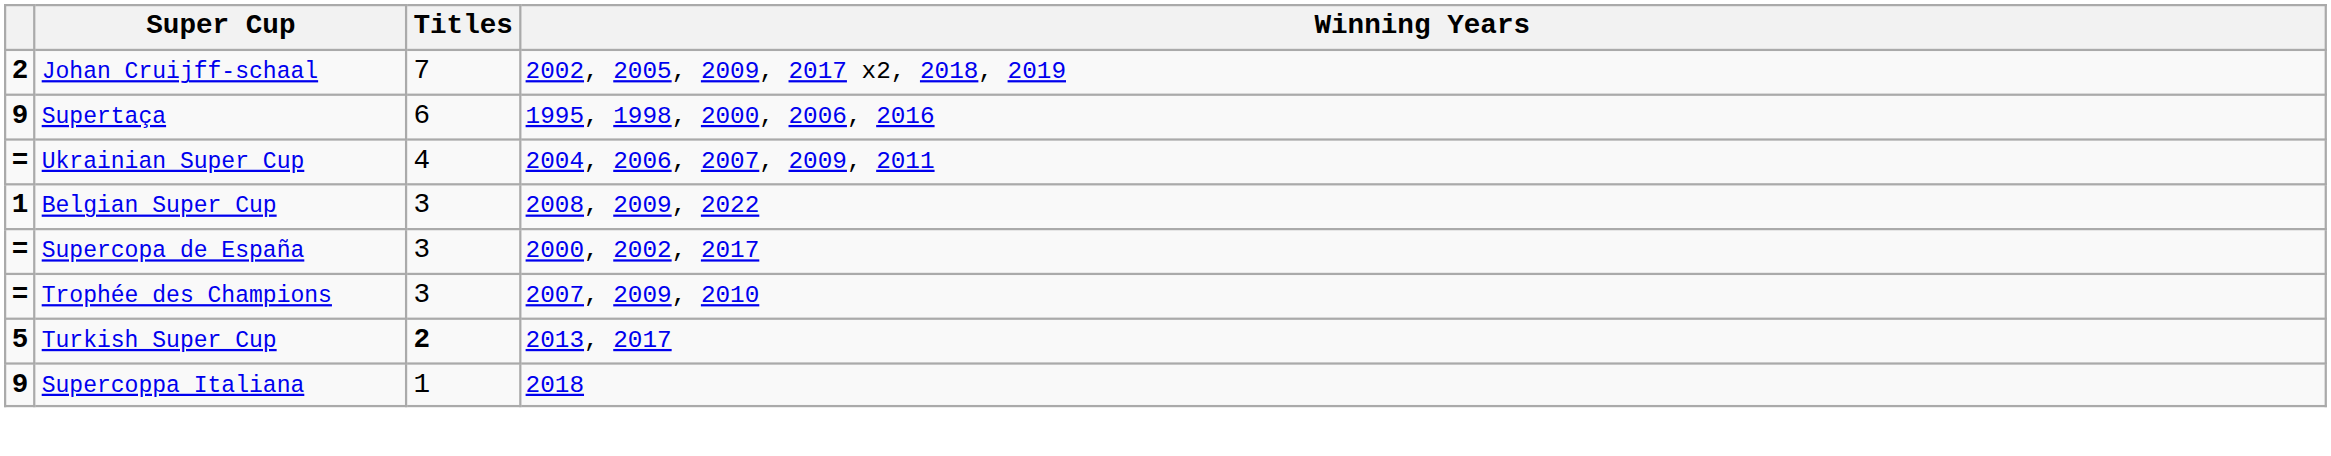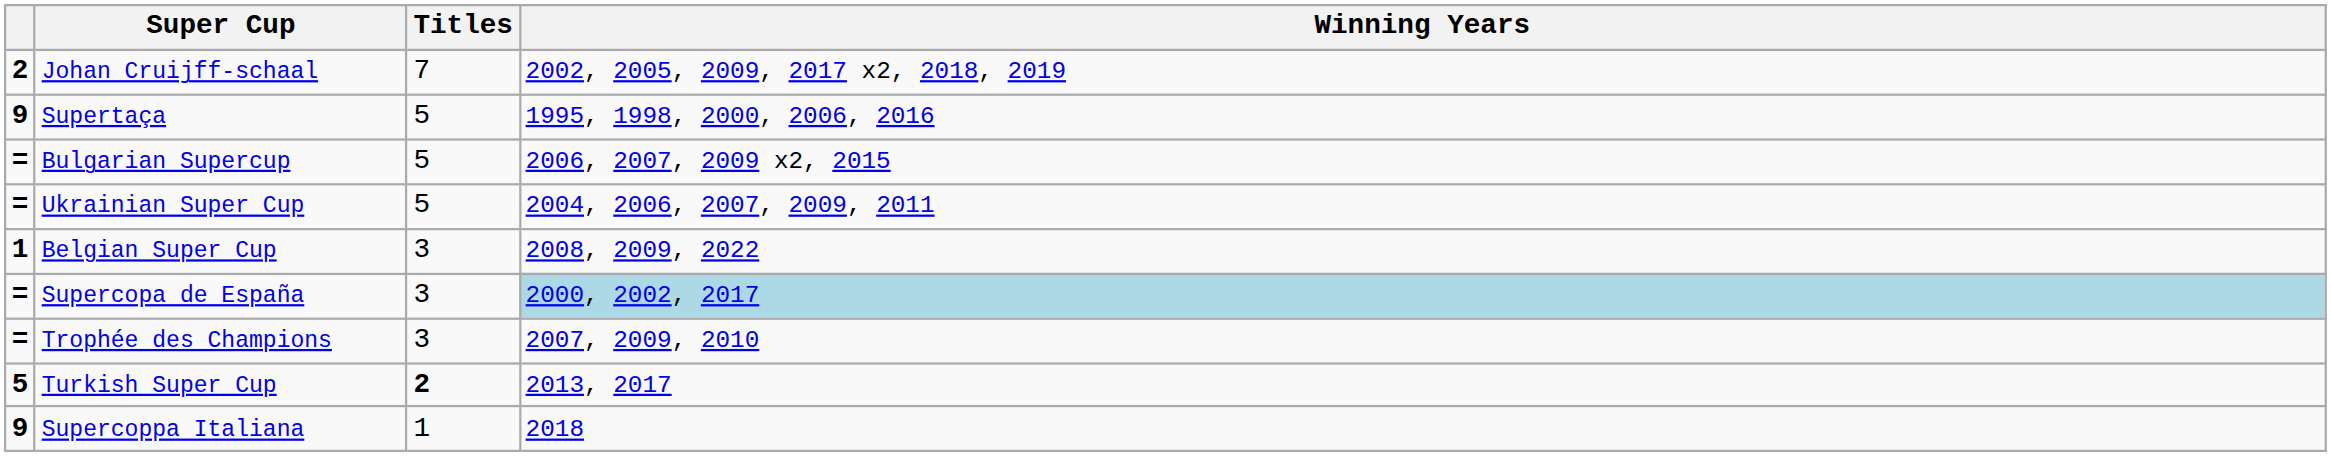(422, 117) 6 -> (422, 117) 5
+ row: (166, 162)
(422, 162) 4 -> (422, 206) 5
(642, 251) no background -> (642, 296) lightblue background
